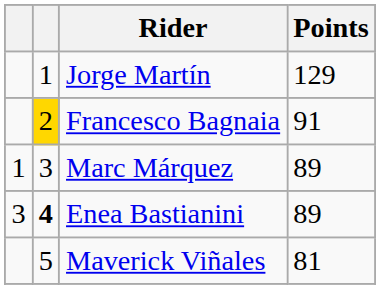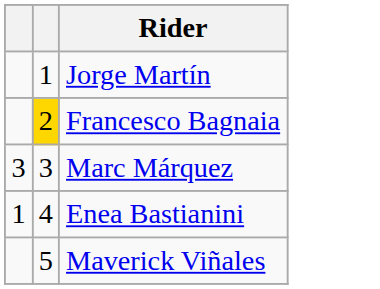- column: (331, 27)
(19, 167) 1 -> (19, 167) 3
(19, 214) 3 -> (19, 214) 1
(46, 214) bold -> (46, 214) normal
